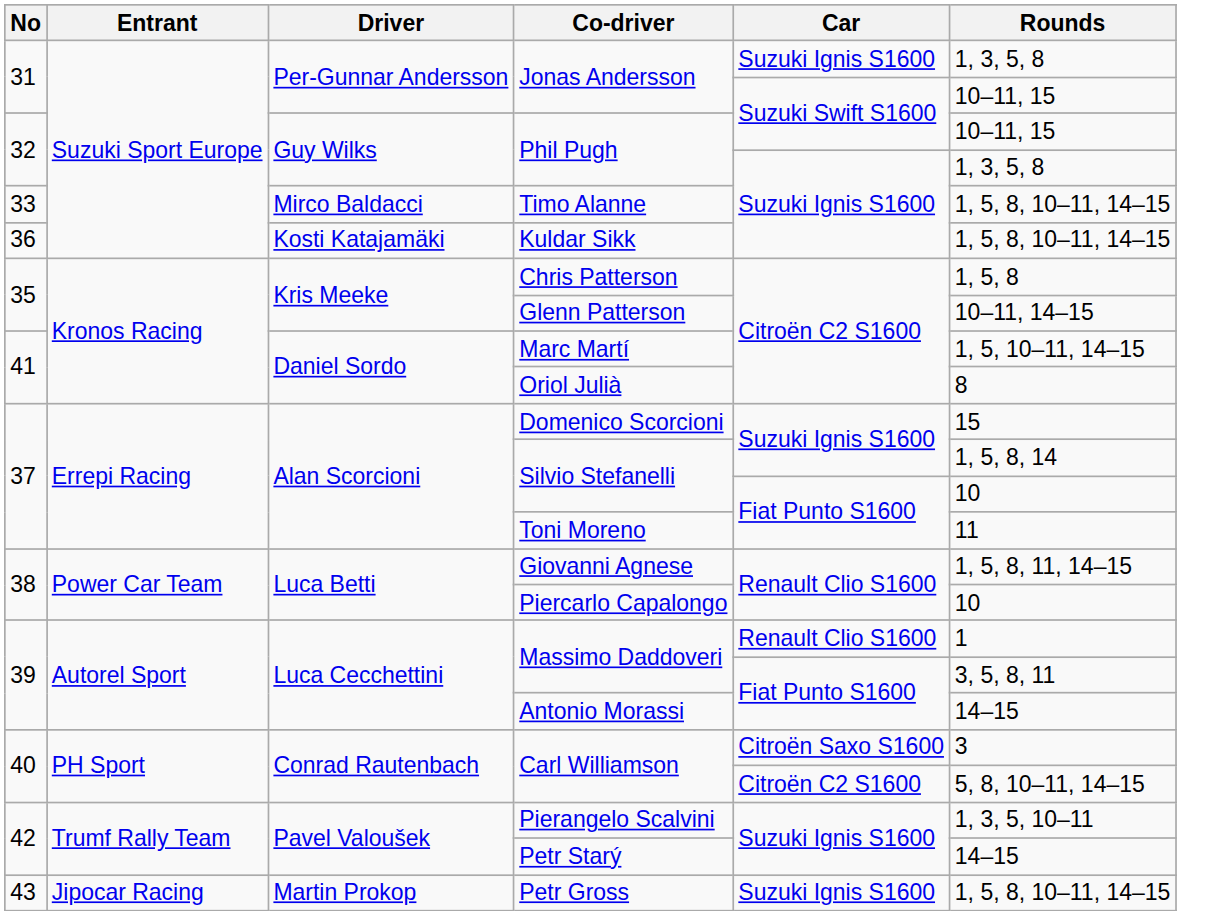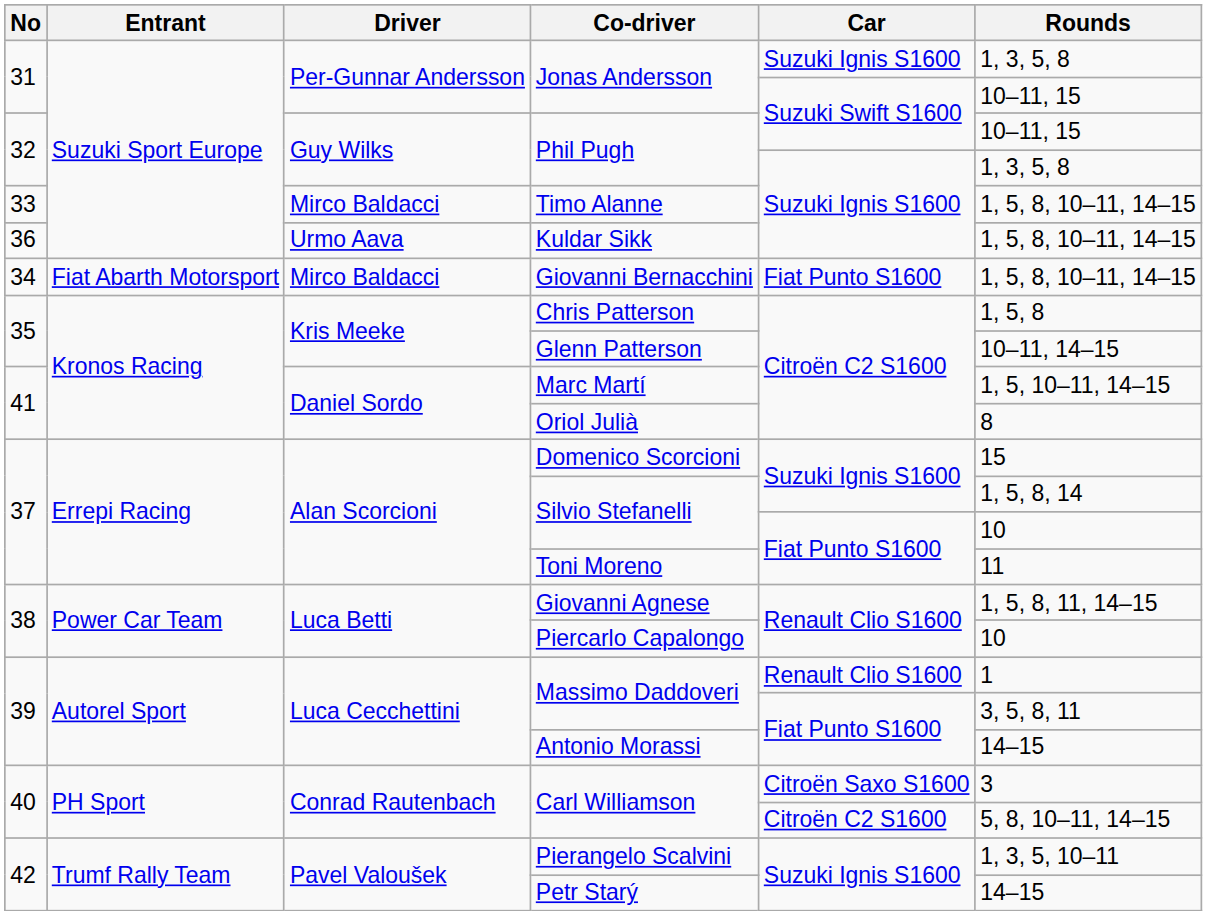(359, 240) Kosti Katajamäki -> (347, 240) Urmo Aava
+ row: (23, 276)
- row: (23, 892)
